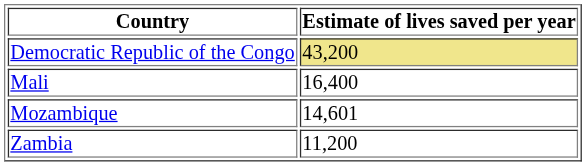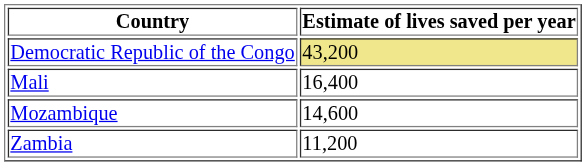(330, 113) 14,601 -> (330, 113) 14,600
